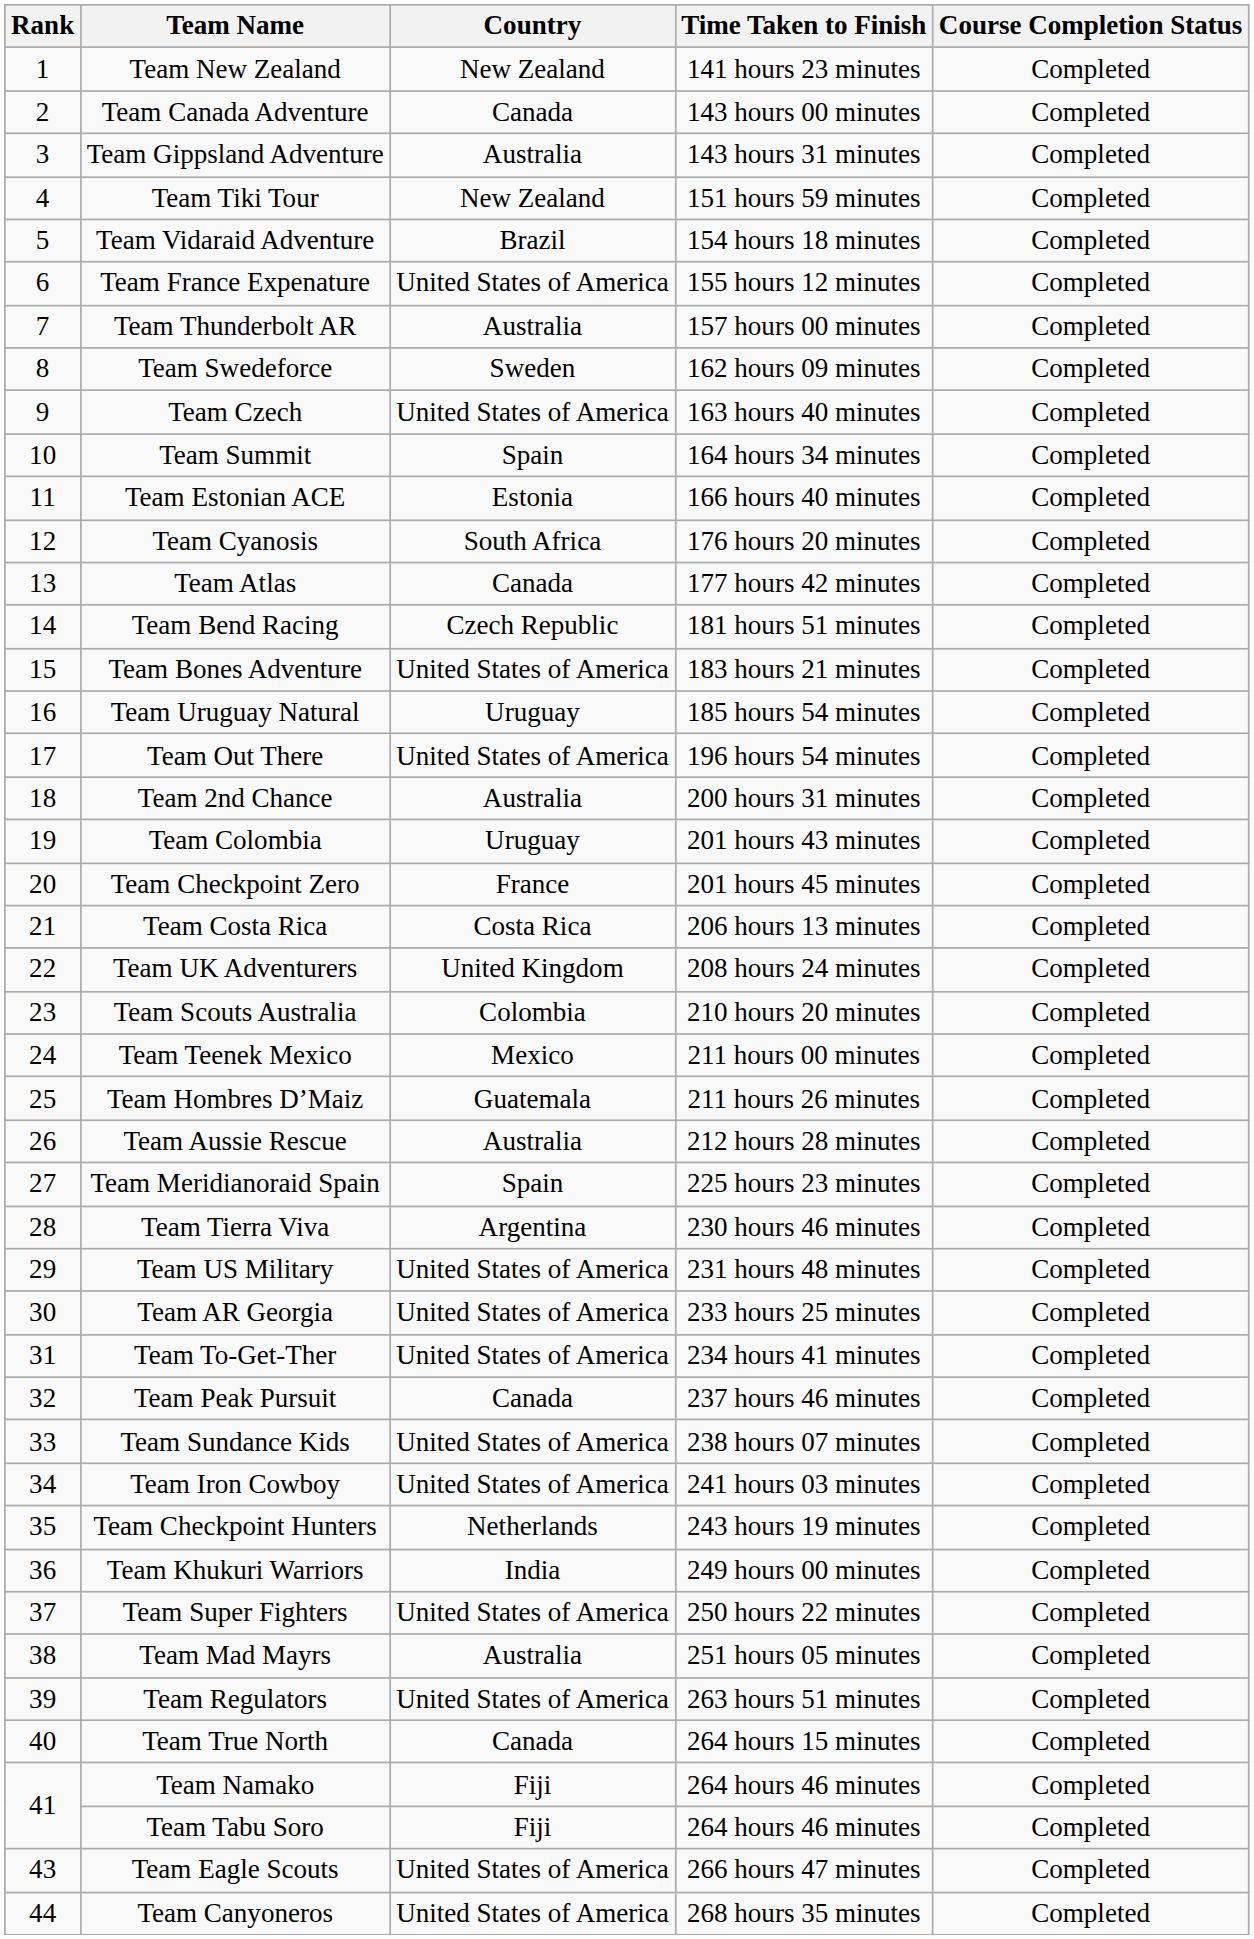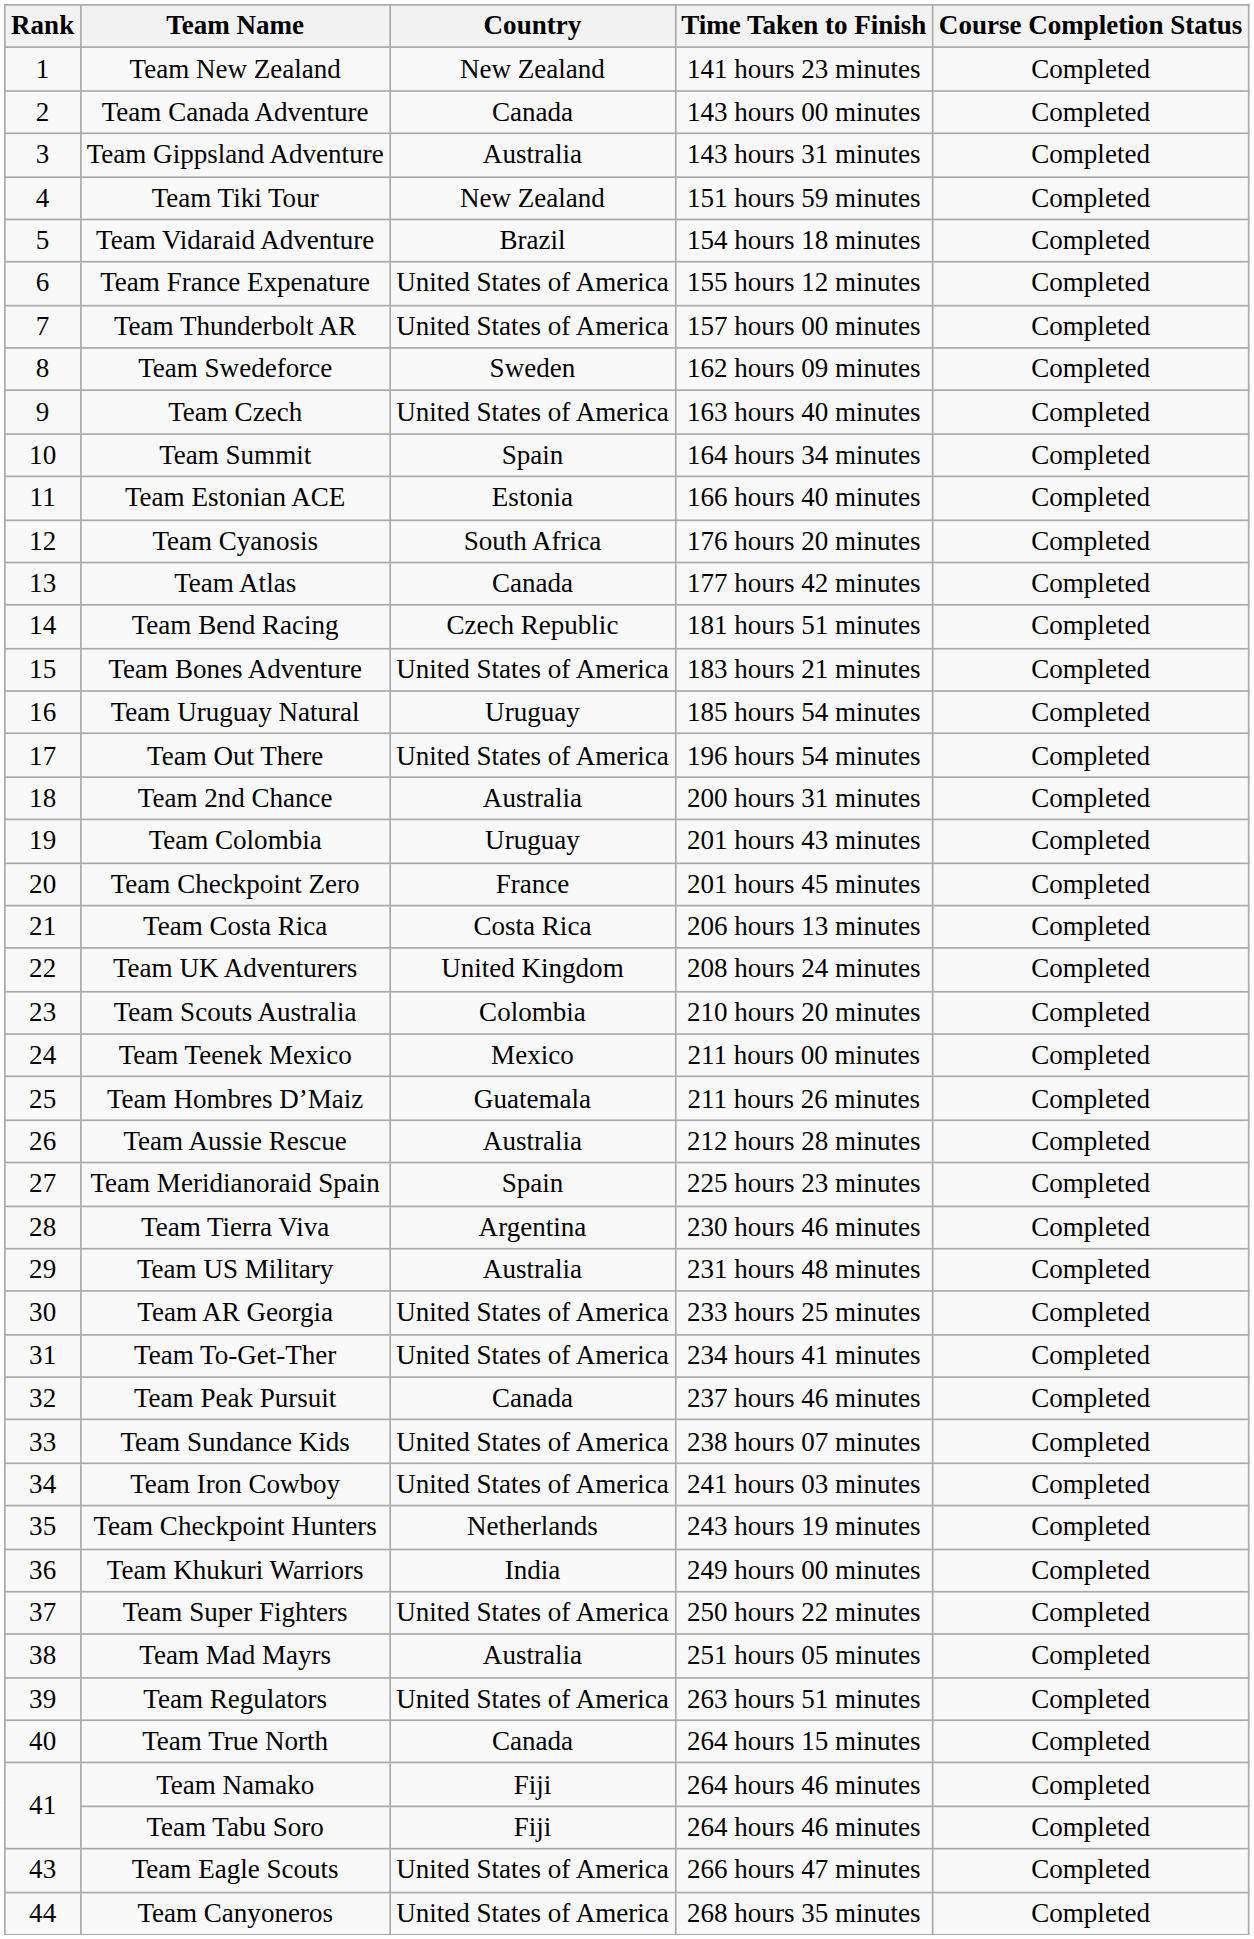(532, 326) Australia -> (532, 326) United States of America
(532, 1269) United States of America -> (532, 1269) Australia
